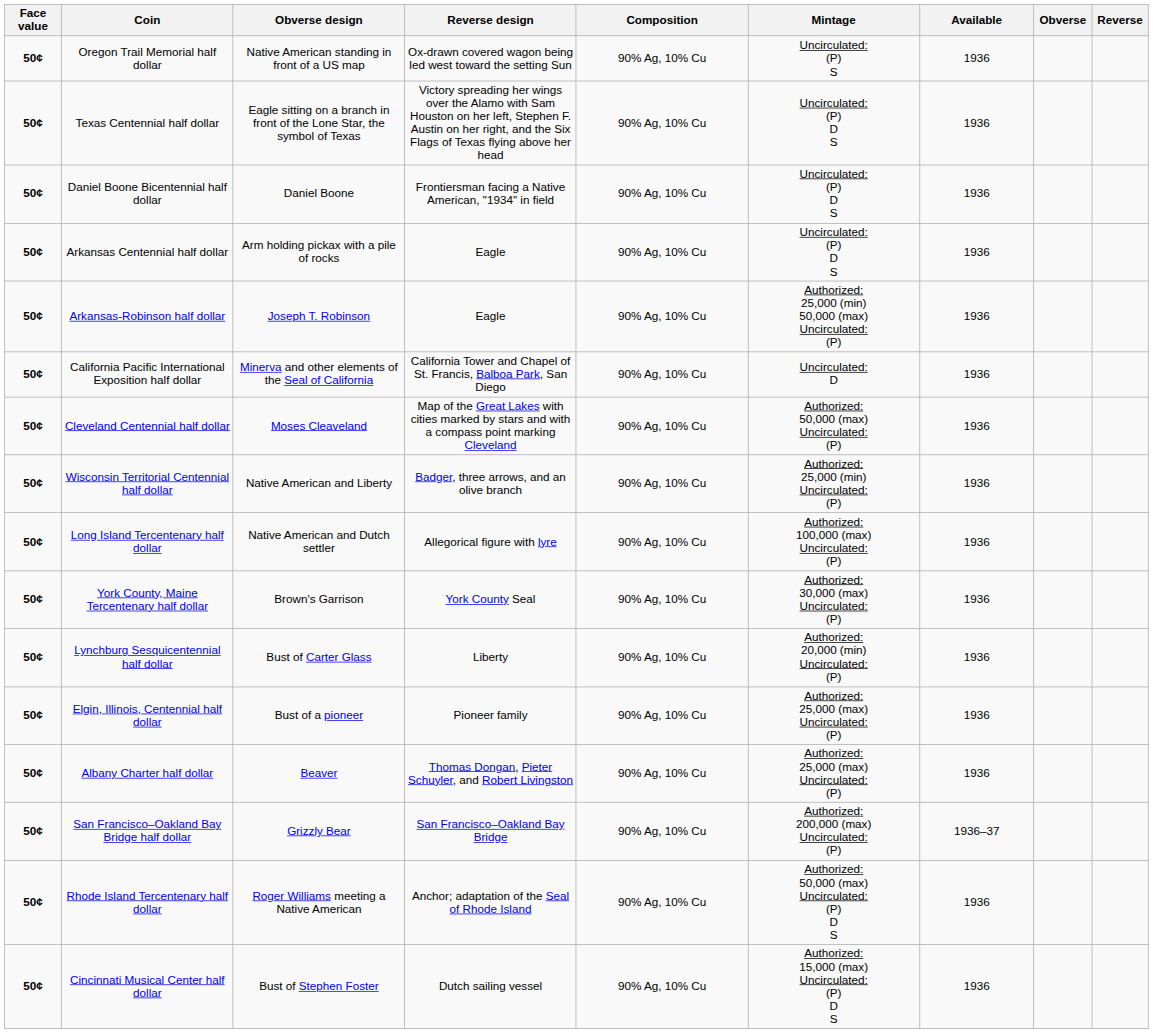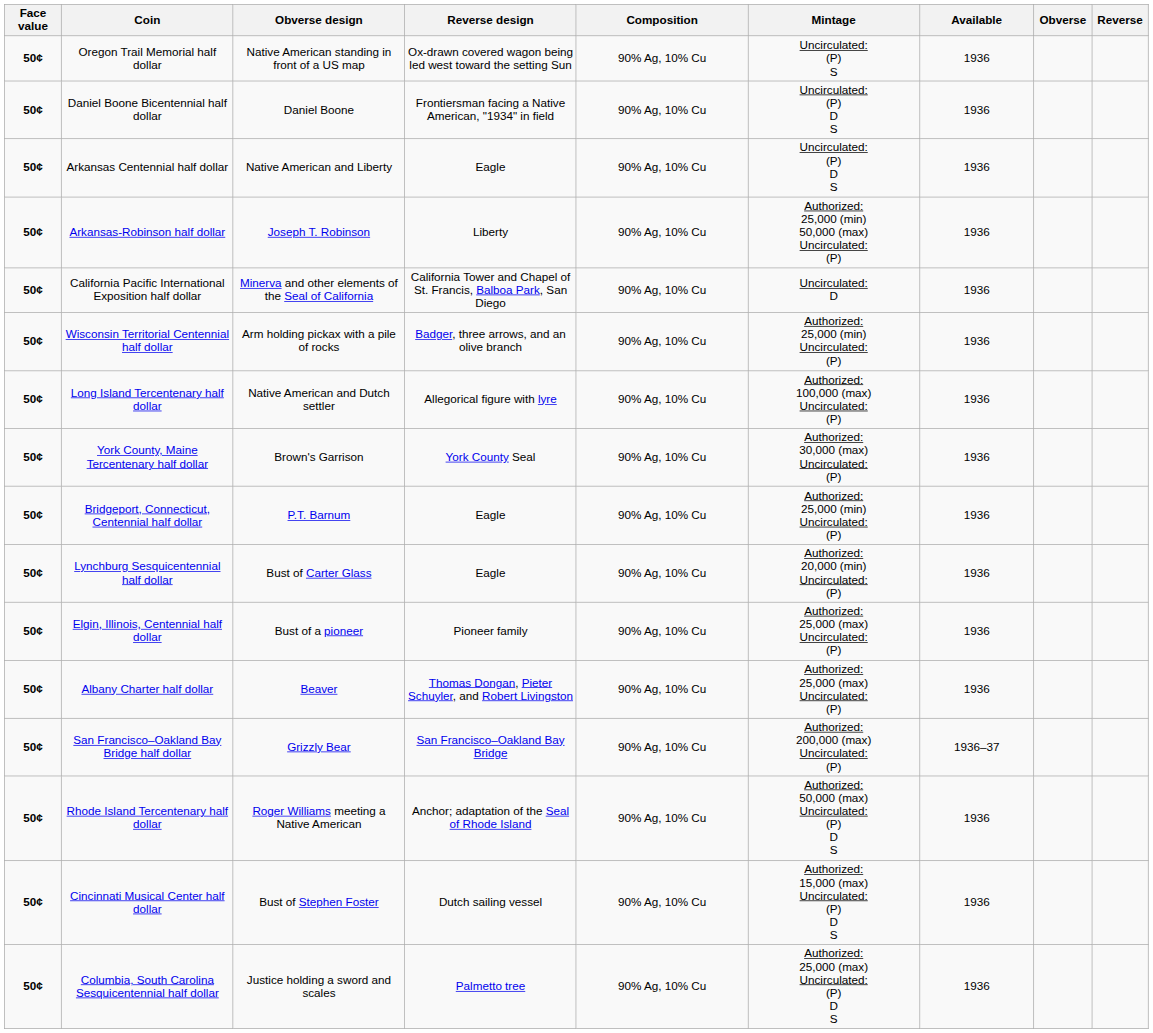- row: (147, 123)
(319, 252) Arm holding pickax with a pile of rocks -> (319, 167) Native American and Liberty
(491, 316) Eagle -> (491, 232) Liberty
- row: (147, 425)
(319, 483) Native American and Liberty -> (319, 341) Arm holding pickax with a pile of rocks
+ row: (147, 515)
(491, 657) Liberty -> (491, 573) Eagle
+ row: (147, 986)
